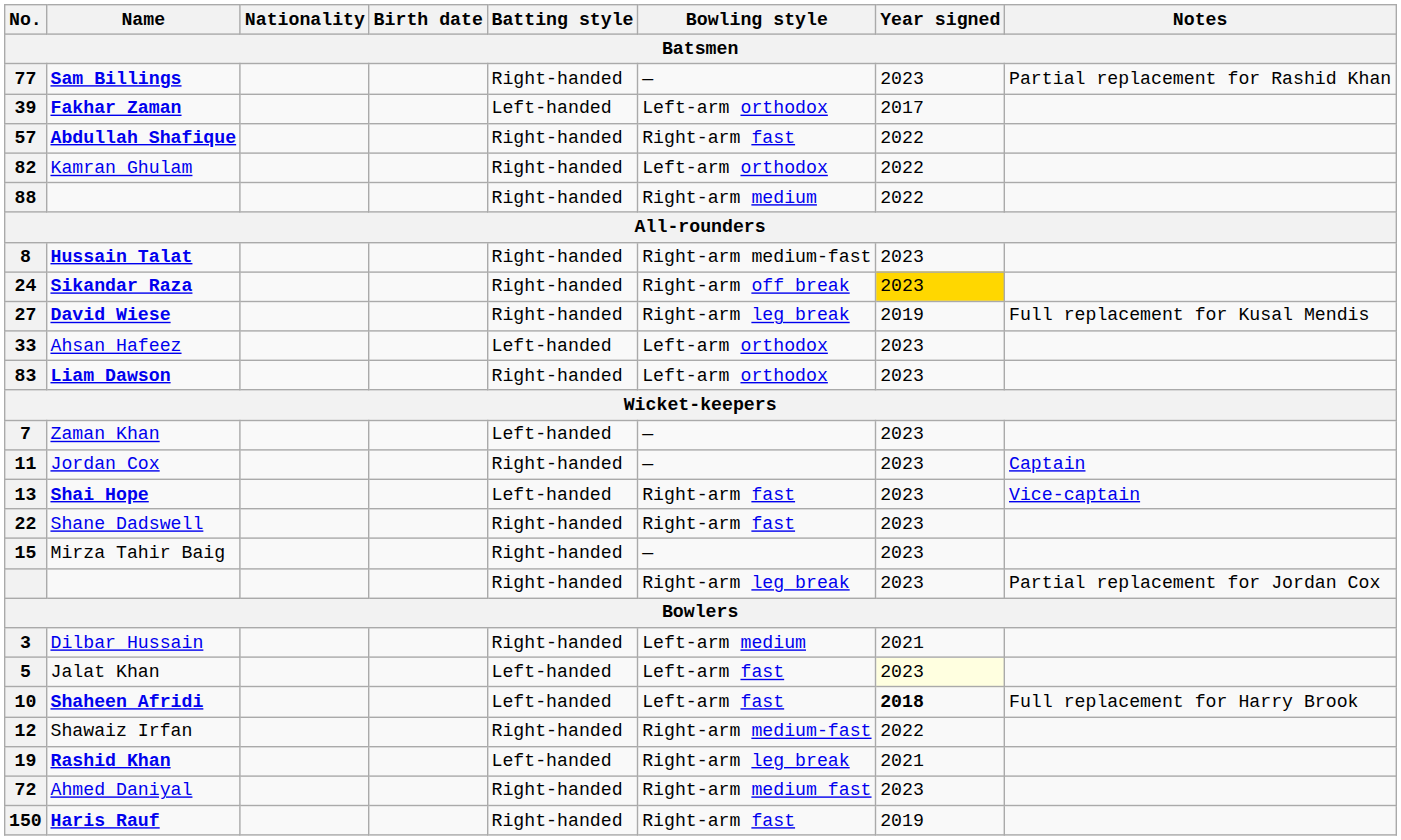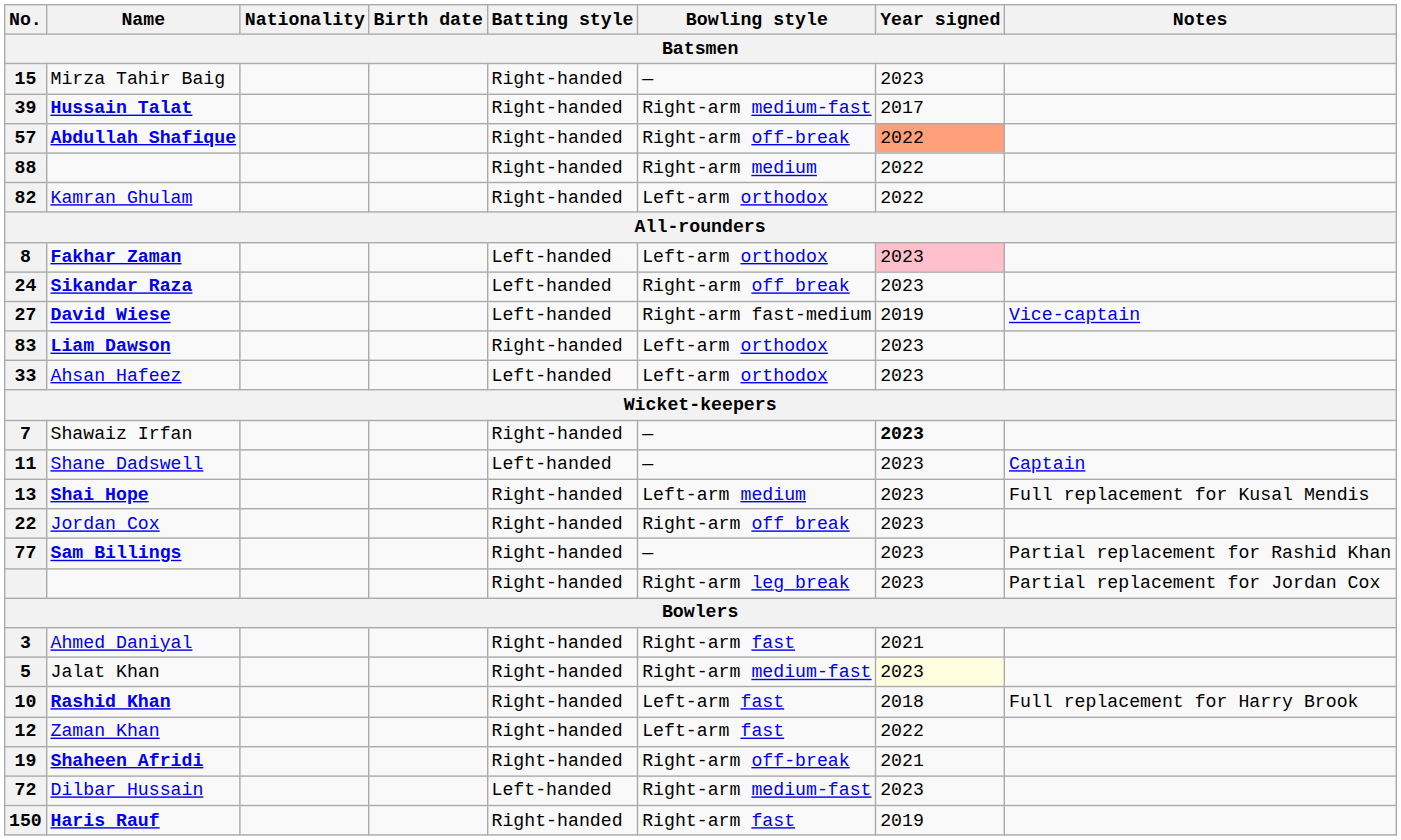rows swapped: (25, 553) <-> (25, 79)
(116, 109) Fakhar Zaman -> (121, 109) Hussain Talat
(552, 109) Left-handed -> (557, 109) Right-handed
(735, 109) Left-arm orthodox -> (757, 109) Right-arm medium-fast
(719, 138) Right-arm fast -> (746, 138) Right-arm off-break
(902, 138) no background -> (902, 138) lightsalmon background
rows swapped: (25, 168) <-> (25, 198)
(121, 257) Hussain Talat -> (116, 257) Fakhar Zaman
(557, 257) Right-handed -> (552, 257) Left-handed
(757, 257) Right-arm medium-fast -> (735, 257) Left-arm orthodox
(902, 257) no background -> (902, 257) pink background
(557, 286) Right-handed -> (552, 286) Left-handed
(902, 286) gold background -> (902, 286) no background
(557, 316) Right-handed -> (552, 316) Left-handed
(746, 316) Right-arm leg break -> (757, 316) Right-arm fast-medium
(1189, 316) Full replacement for Kusal Mendis -> (1075, 316) Vice-captain
rows swapped: (25, 346) <-> (25, 375)
(105, 435) Zaman Khan -> (121, 435) Shawaiz Irfan
(552, 435) Left-handed -> (557, 435) Right-handed
(902, 435) normal -> (902, 435) bold
(105, 464) Jordan Cox -> (127, 464) Shane Dadswell
(557, 464) Right-handed -> (552, 464) Left-handed
(552, 494) Left-handed -> (557, 494) Right-handed
(719, 494) Right-arm fast -> (724, 494) Left-arm medium
(1075, 494) Vice-captain -> (1189, 494) Full replacement for Kusal Mendis
(127, 524) Shane Dadswell -> (105, 524) Jordan Cox
(719, 524) Right-arm fast -> (746, 524) Right-arm off break
(127, 642) Dilbar Hussain -> (121, 642) Ahmed Daniyal
(724, 642) Left-arm medium -> (719, 642) Right-arm fast
(552, 672) Left-handed -> (557, 672) Right-handed
(713, 672) Left-arm fast -> (757, 672) Right-arm medium-fast
(127, 702) Shaheen Afridi -> (111, 702) Rashid Khan
(552, 702) Left-handed -> (557, 702) Right-handed
(902, 702) bold -> (902, 702) normal
(121, 731) Shawaiz Irfan -> (105, 731) Zaman Khan
(757, 731) Right-arm medium-fast -> (713, 731) Left-arm fast
(111, 761) Rashid Khan -> (127, 761) Shaheen Afridi
(552, 761) Left-handed -> (557, 761) Right-handed
(746, 761) Right-arm leg break -> (746, 761) Right-arm off-break
(121, 791) Ahmed Daniyal -> (127, 791) Dilbar Hussain
(557, 791) Right-handed -> (552, 791) Left-handed
(757, 791) Right-arm medium fast -> (757, 791) Right-arm medium-fast
